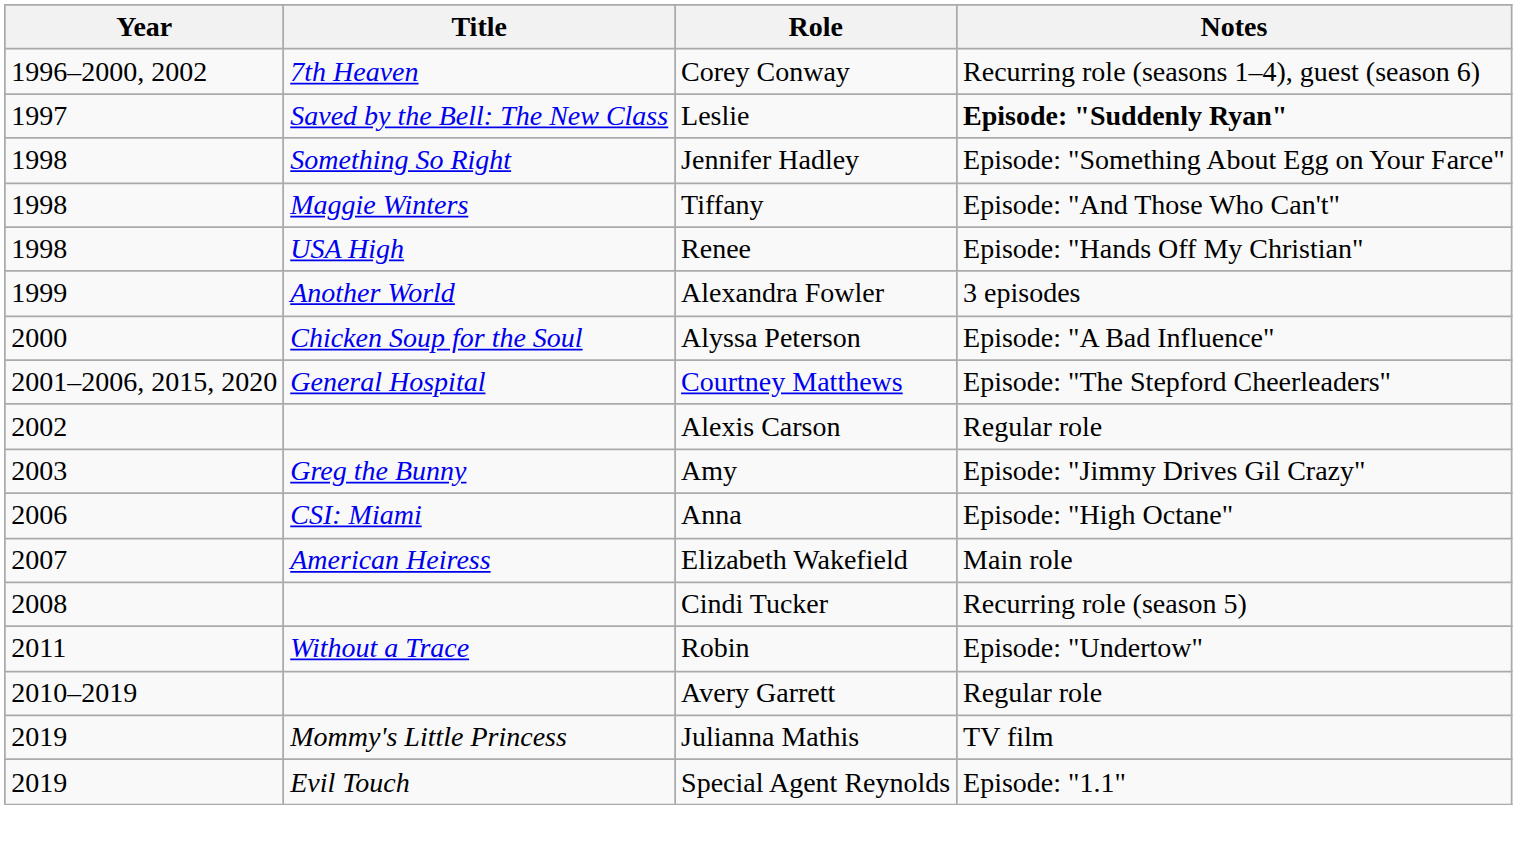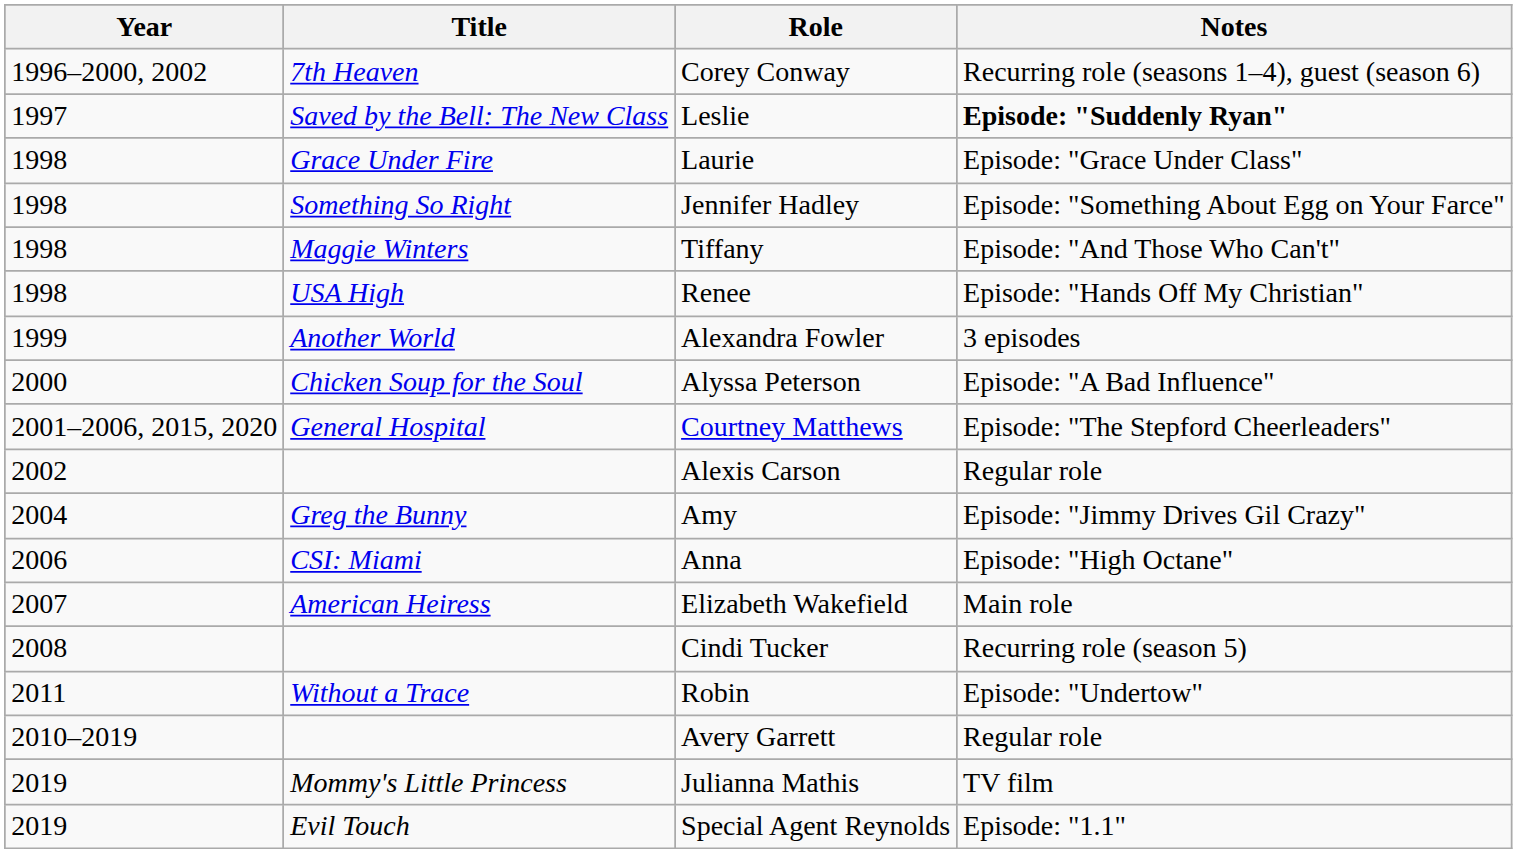+ row: (718, 159)
(39, 470) 2003 -> (39, 515) 2004
